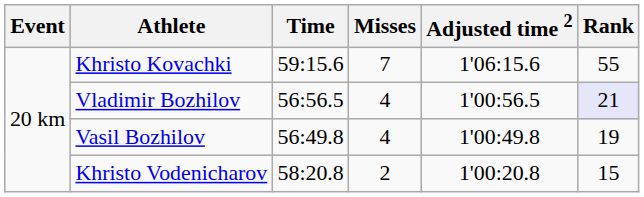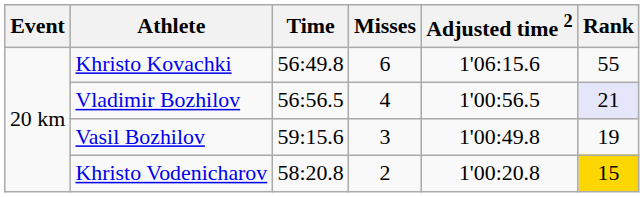(311, 64) 59:15.6 -> (311, 64) 56:49.8
(385, 64) 7 -> (385, 64) 6
(311, 137) 56:49.8 -> (311, 137) 59:15.6
(385, 137) 4 -> (385, 137) 3
(608, 173) no background -> (608, 173) gold background
